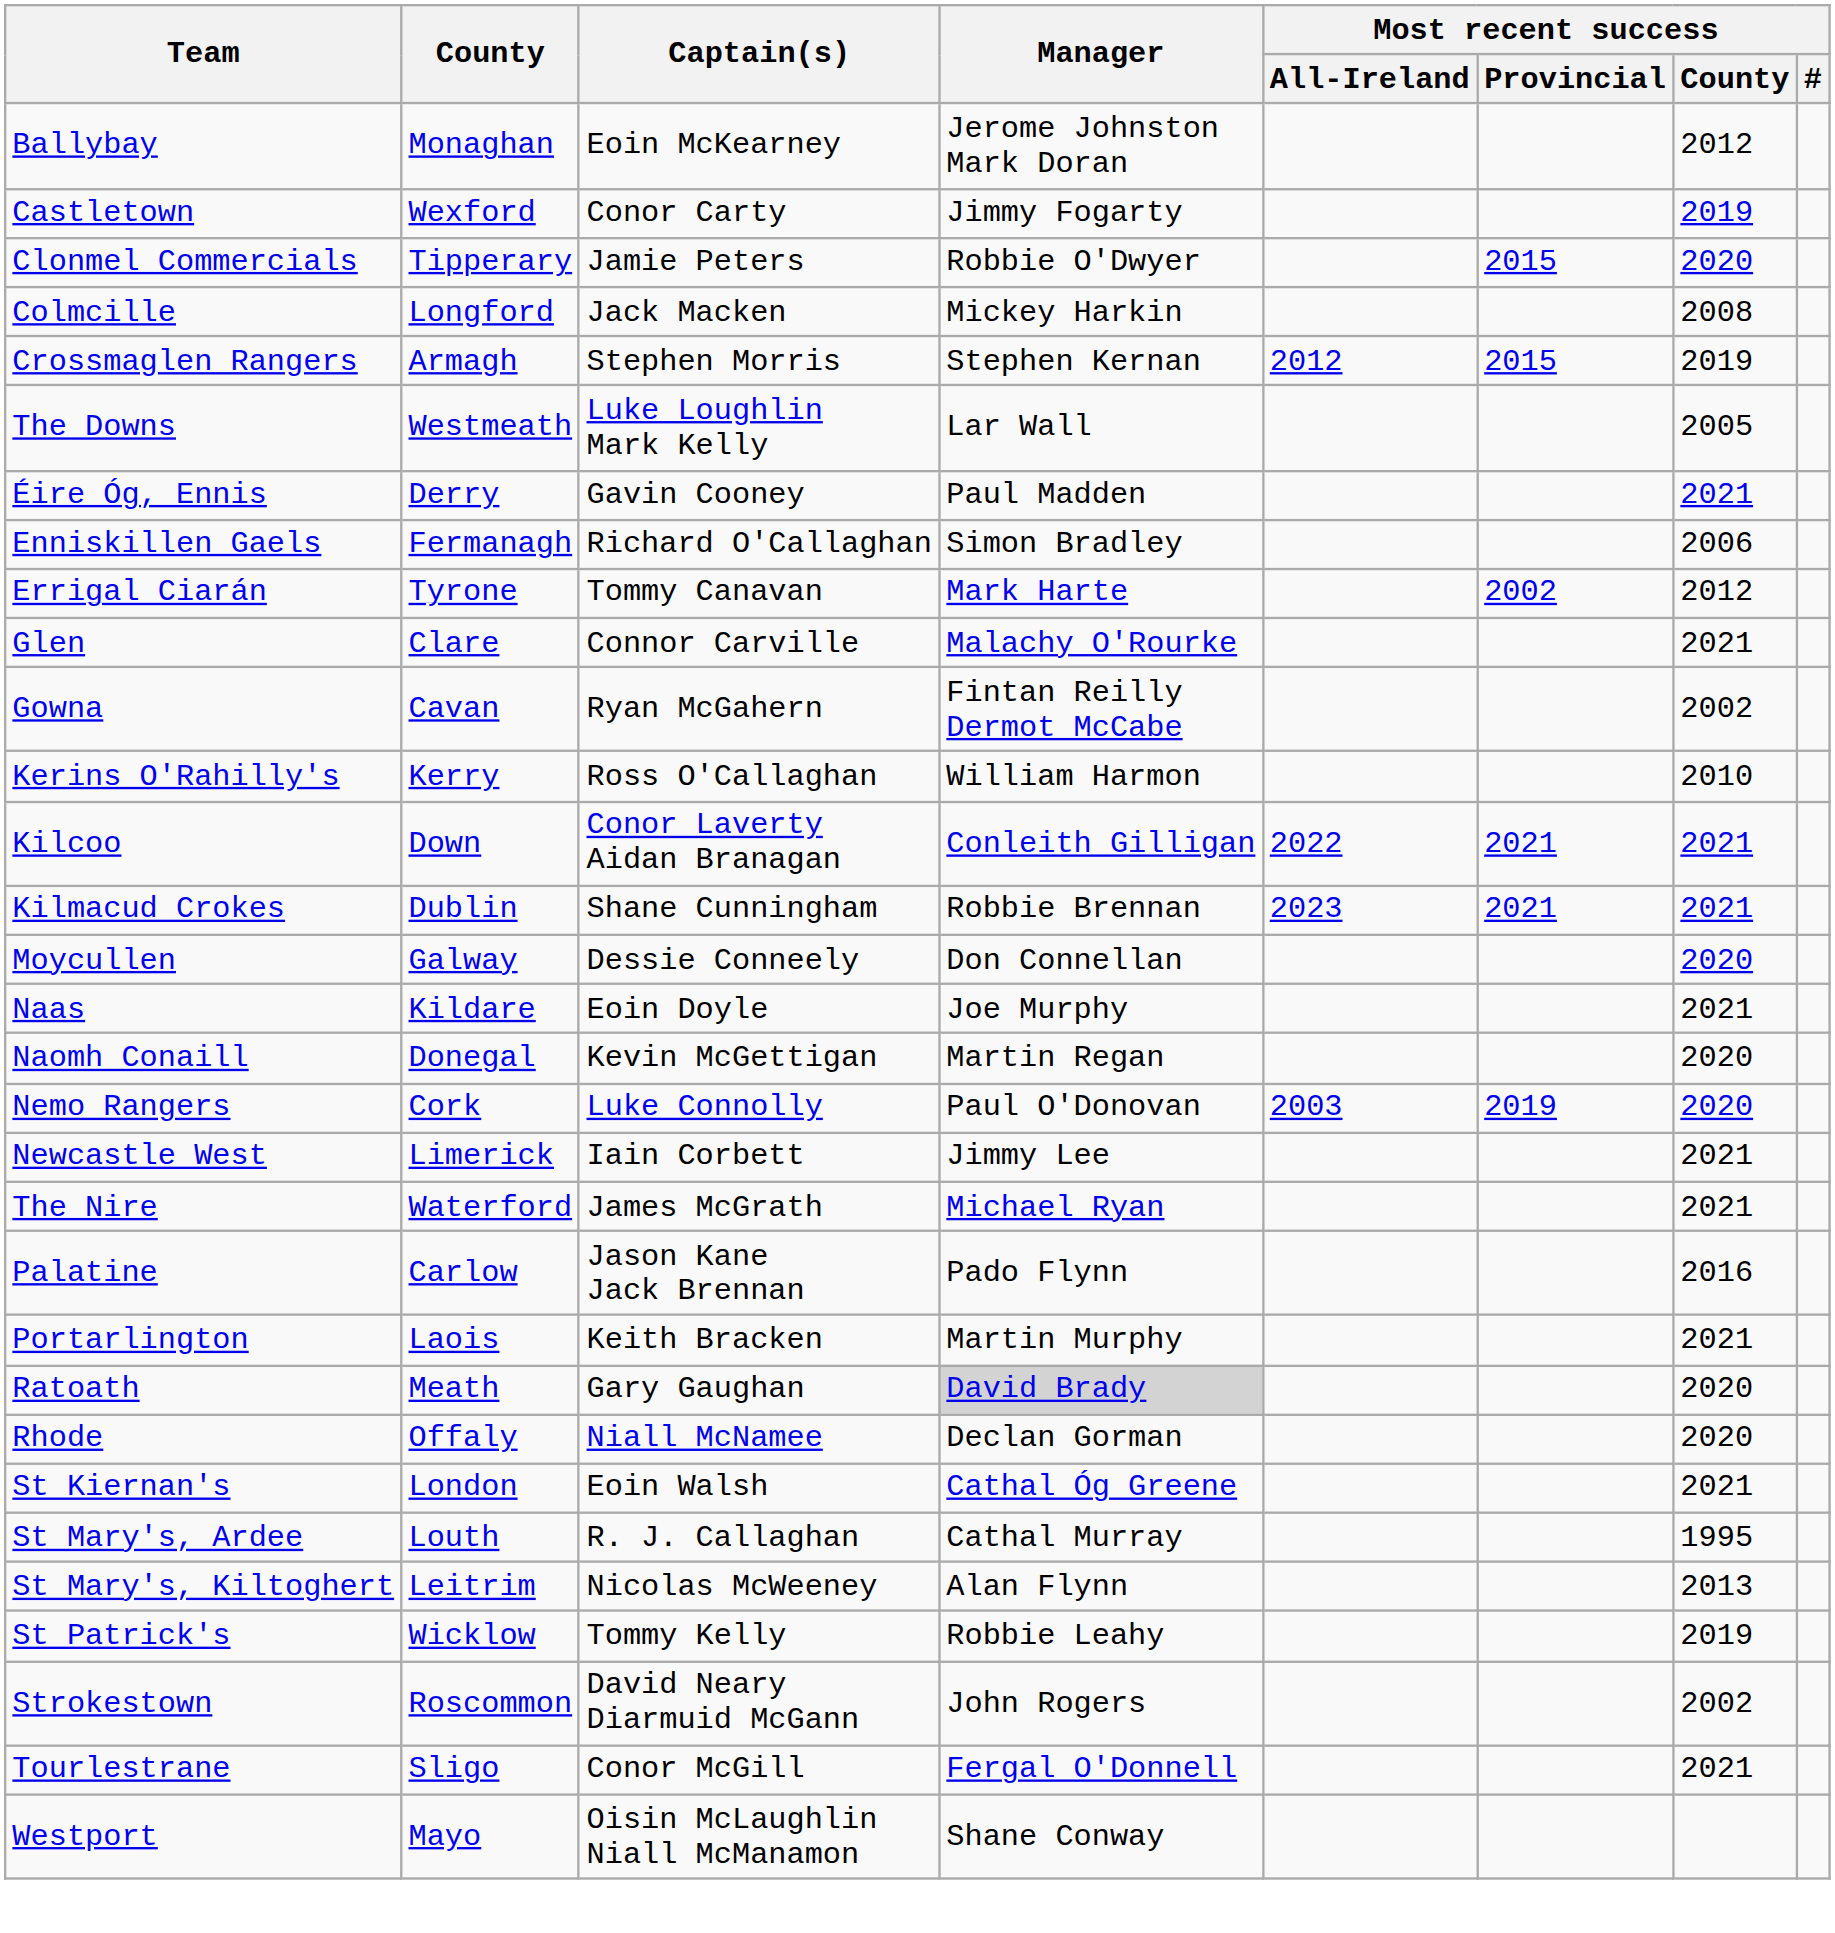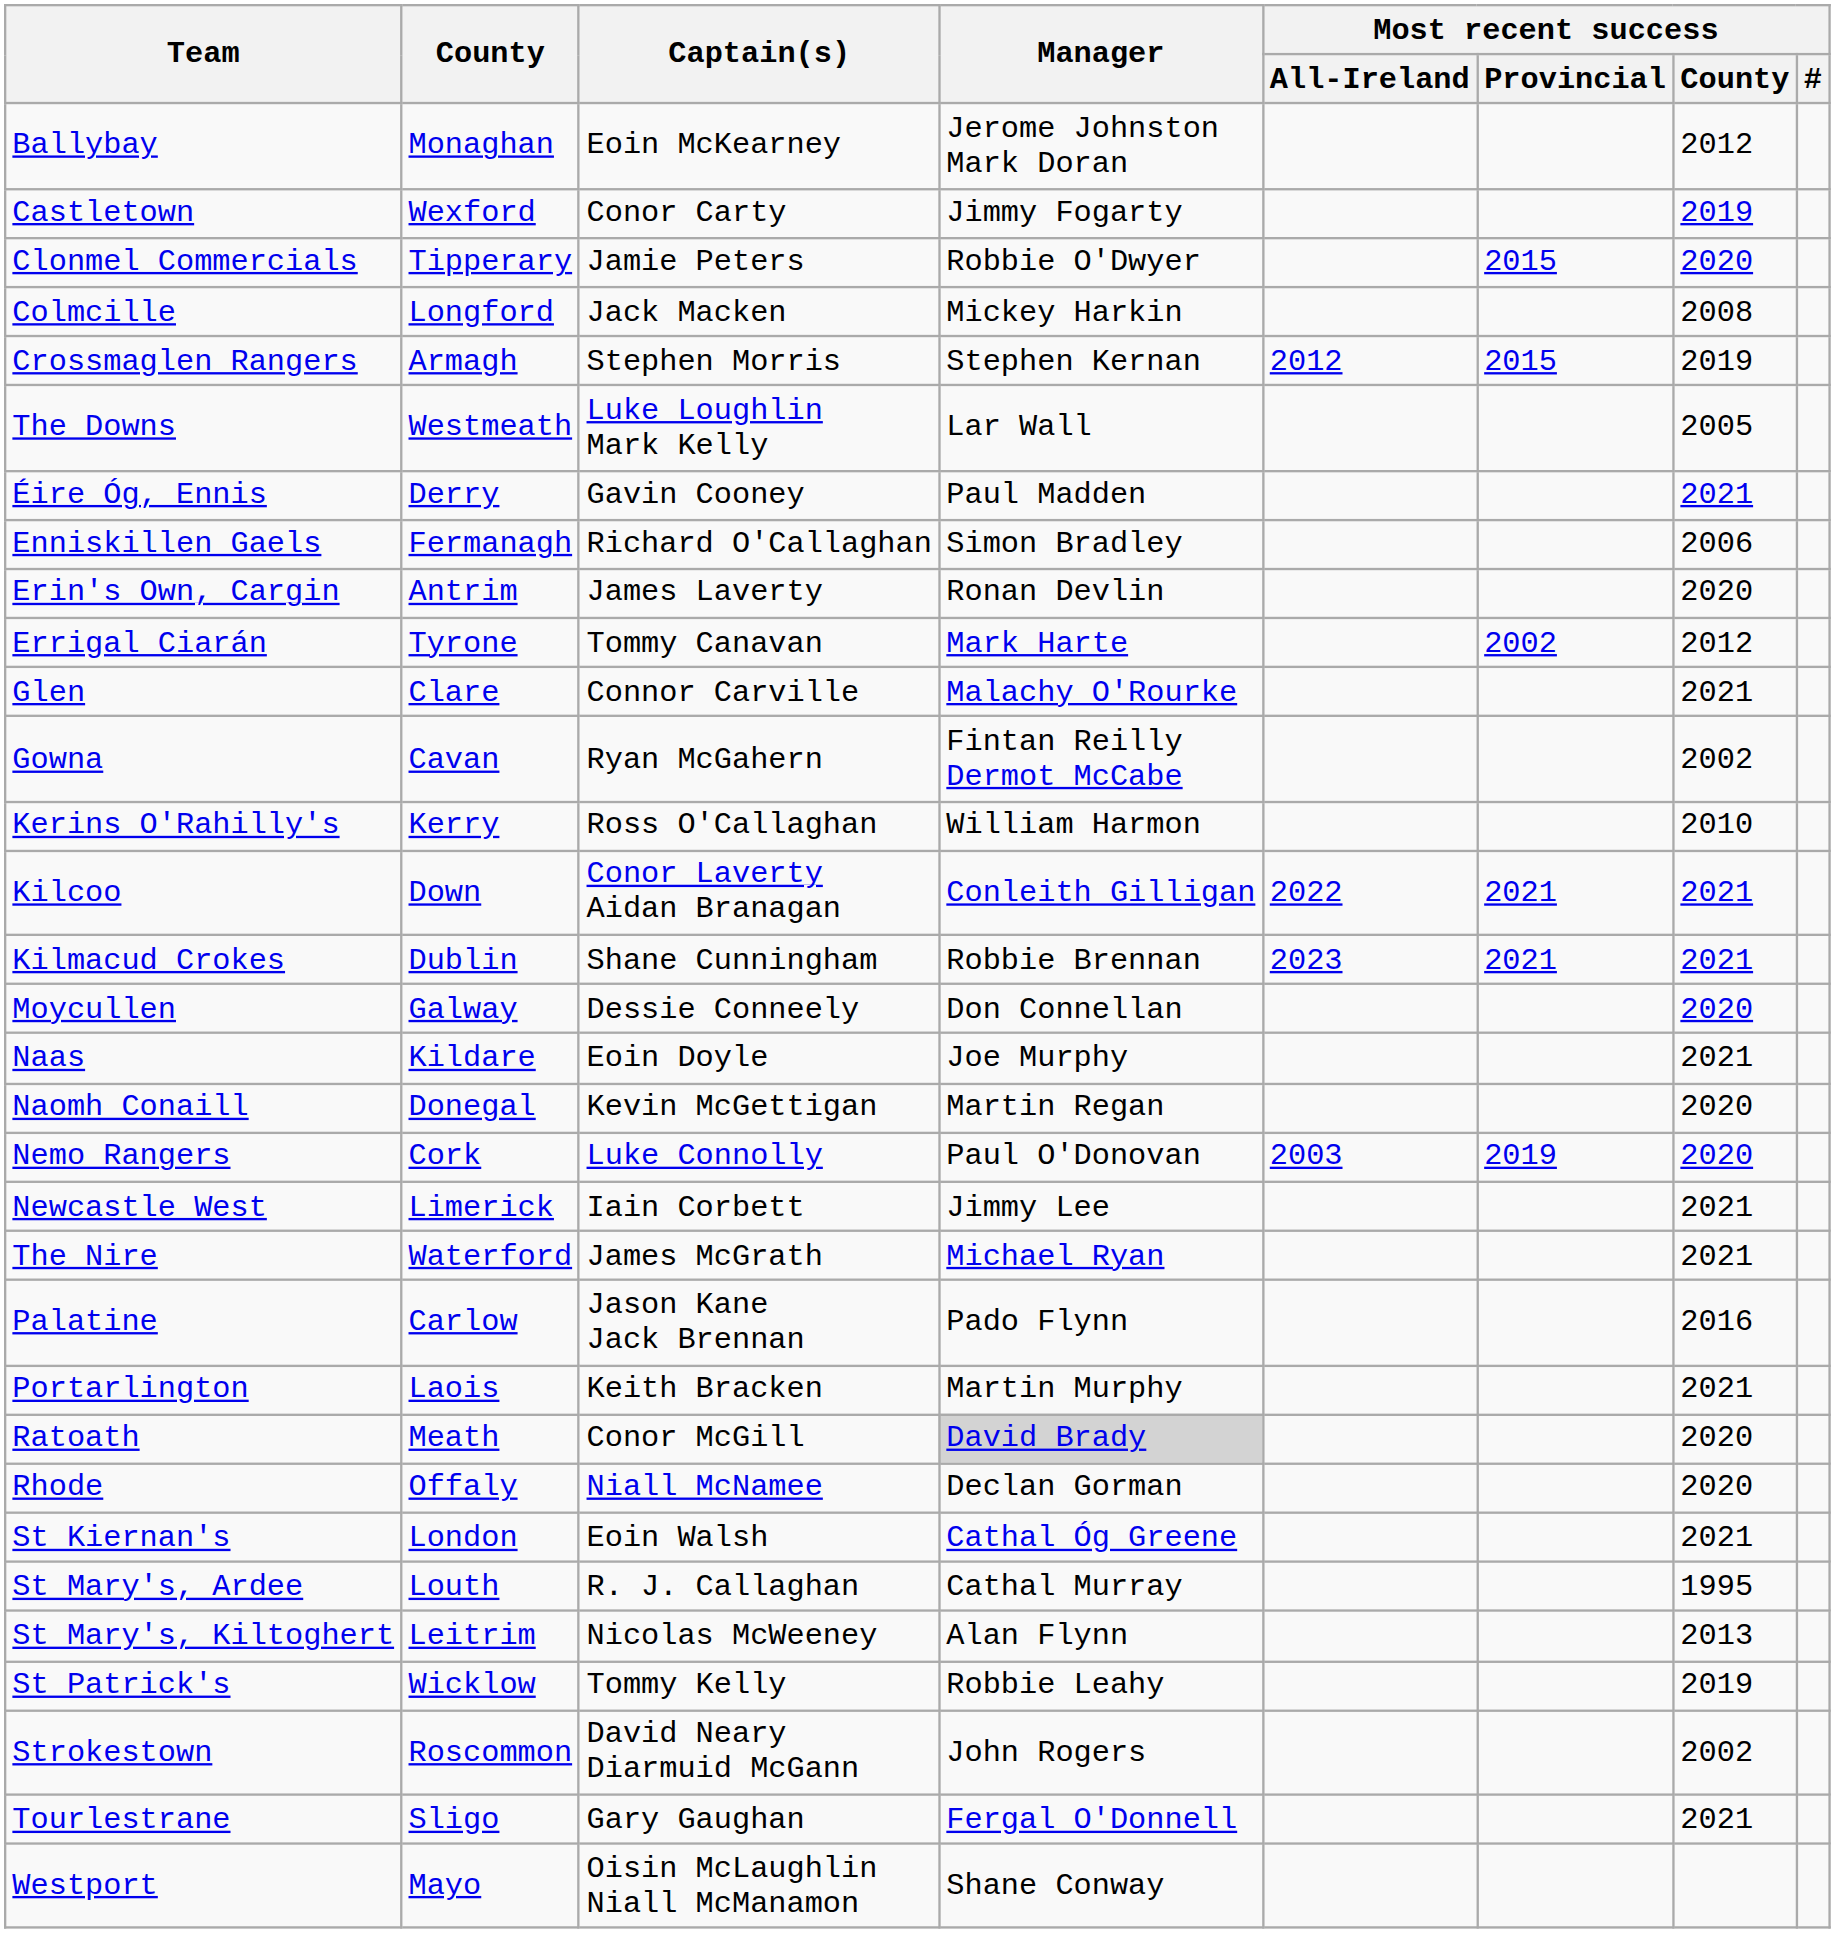+ row: (176, 593)
(696, 1389) Gary Gaughan -> (696, 1439) Conor McGill
(696, 1770) Conor McGill -> (696, 1819) Gary Gaughan
